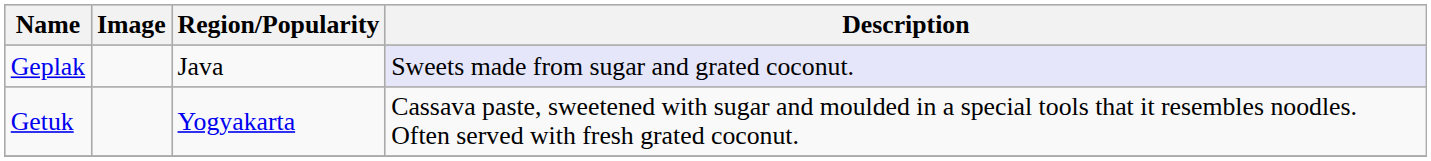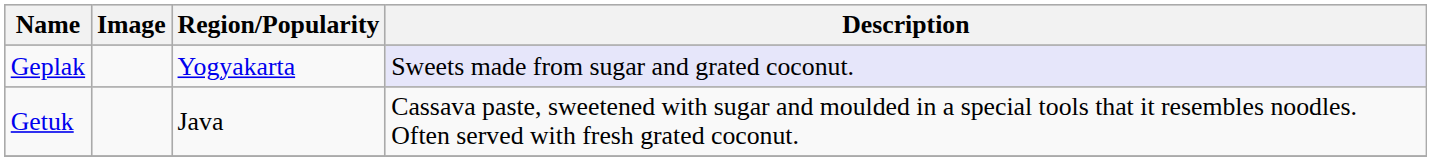(200, 65) Java -> (236, 65) Yogyakarta
(236, 121) Yogyakarta -> (200, 121) Java
